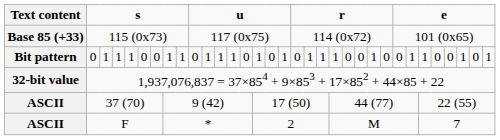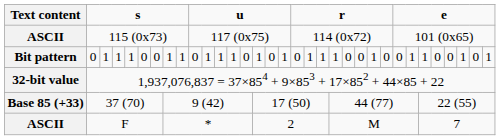(46, 36) Base 85 (+33) -> (46, 36) ASCII
(46, 102) ASCII -> (46, 102) Base 85 (+33)
